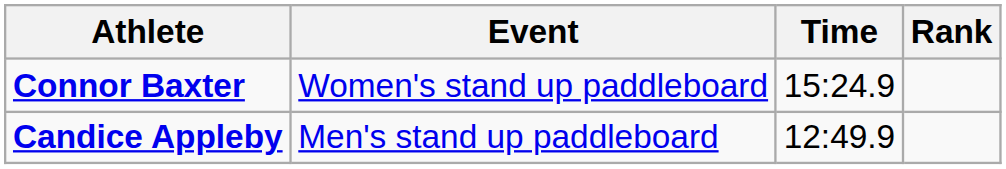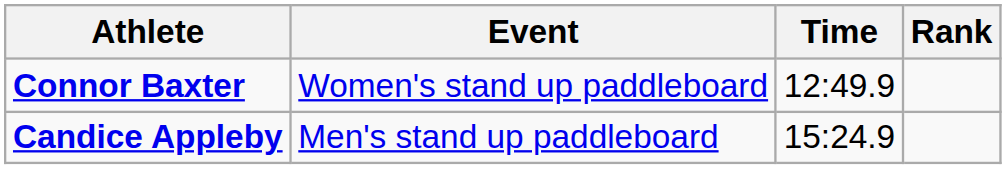(839, 85) 15:24.9 -> (839, 85) 12:49.9
(839, 138) 12:49.9 -> (839, 138) 15:24.9
